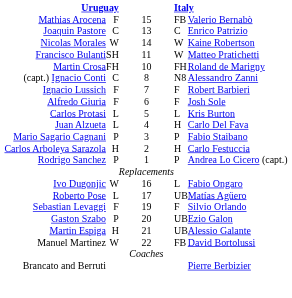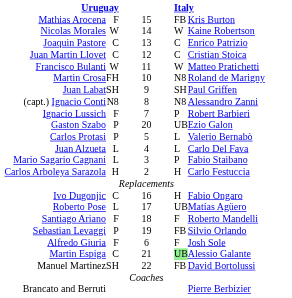(220, 19) Valerio Bernabò -> (211, 19) Kris Burton
rows swapped: (73, 43) <-> (75, 31)
+ row: (68, 54)
(112, 54) SH -> (114, 66) W
(180, 66) FH -> (180, 78) N8
+ row: (84, 90)
(116, 78) C -> (113, 101) N8
(177, 90) F -> (177, 113) P
rows swapped: (77, 101) <-> (78, 219)
(116, 113) L -> (116, 137) P
(211, 113) Kris Burton -> (220, 137) Valerio Bernabò
(178, 125) H -> (177, 148) L
(116, 137) P -> (116, 160) L
- row: (72, 160)
(114, 183) W -> (116, 195) C
(177, 183) L -> (178, 195) H
+ row: (74, 219)
(116, 207) F -> (116, 230) P
(177, 207) F -> (180, 230) FB
(115, 230) H -> (116, 254) C
(181, 230) no background -> (181, 254) lightgreen background
(114, 242) W -> (112, 266) SH
